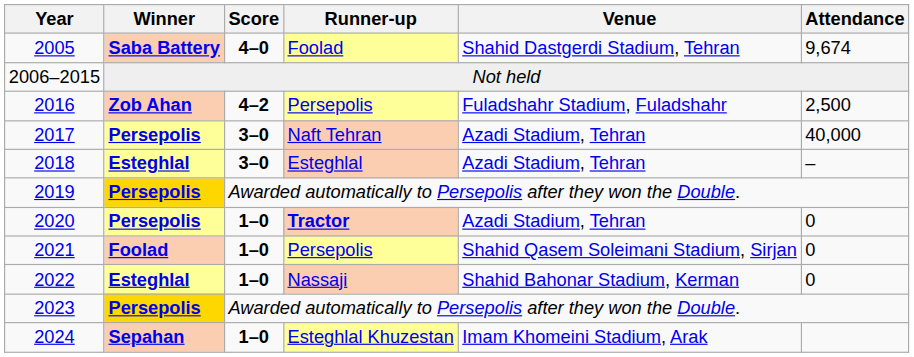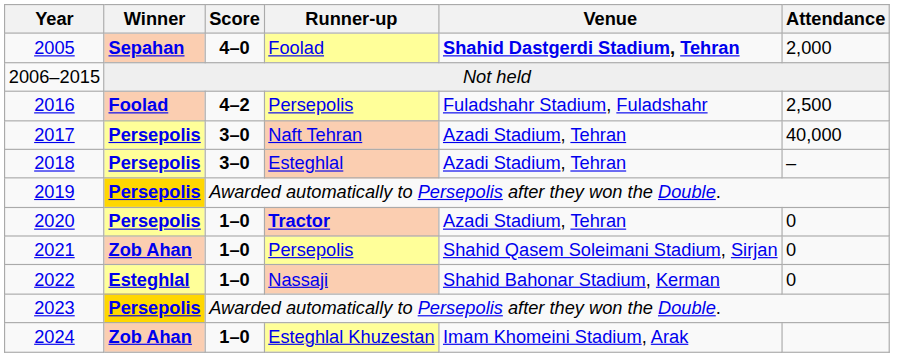(164, 47) Saba Battery -> (146, 47) Sepahan
(601, 47) normal -> (591, 47) bold
(828, 47) 9,674 -> (809, 47) 2,000
(150, 105) Zob Ahan -> (138, 105) Foolad
(149, 163) Esteghlal -> (155, 163) Persepolis
(138, 250) Foolad -> (150, 250) Zob Ahan
(146, 337) Sepahan -> (150, 337) Zob Ahan
